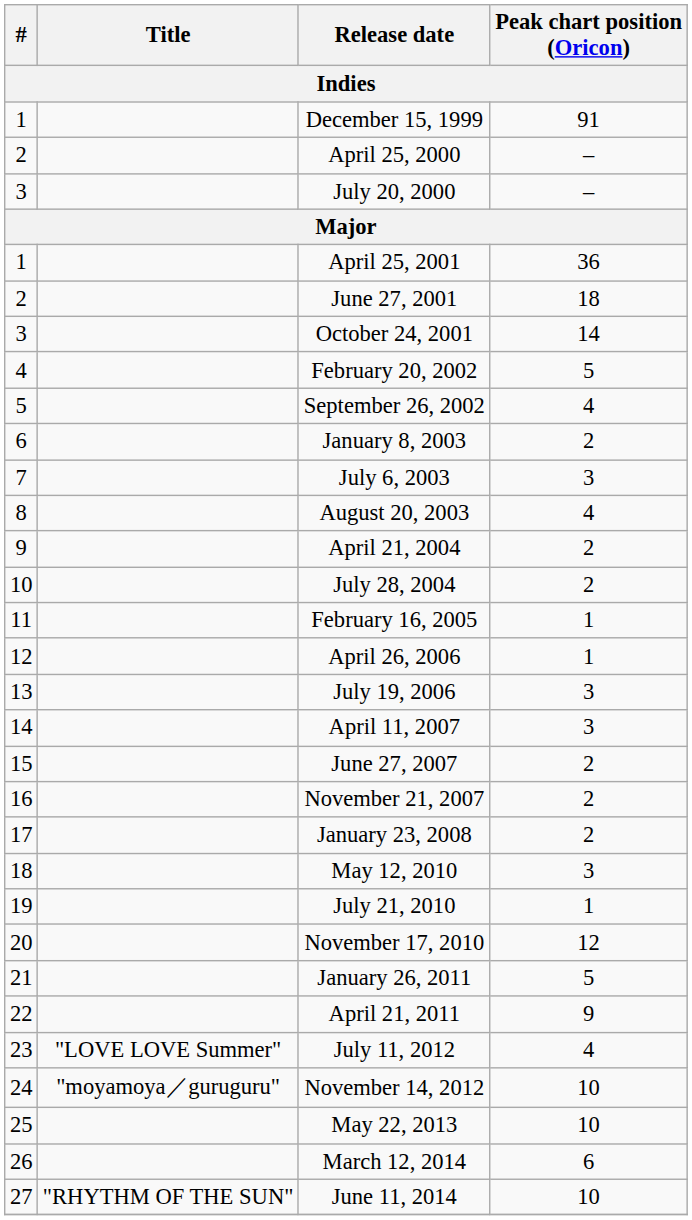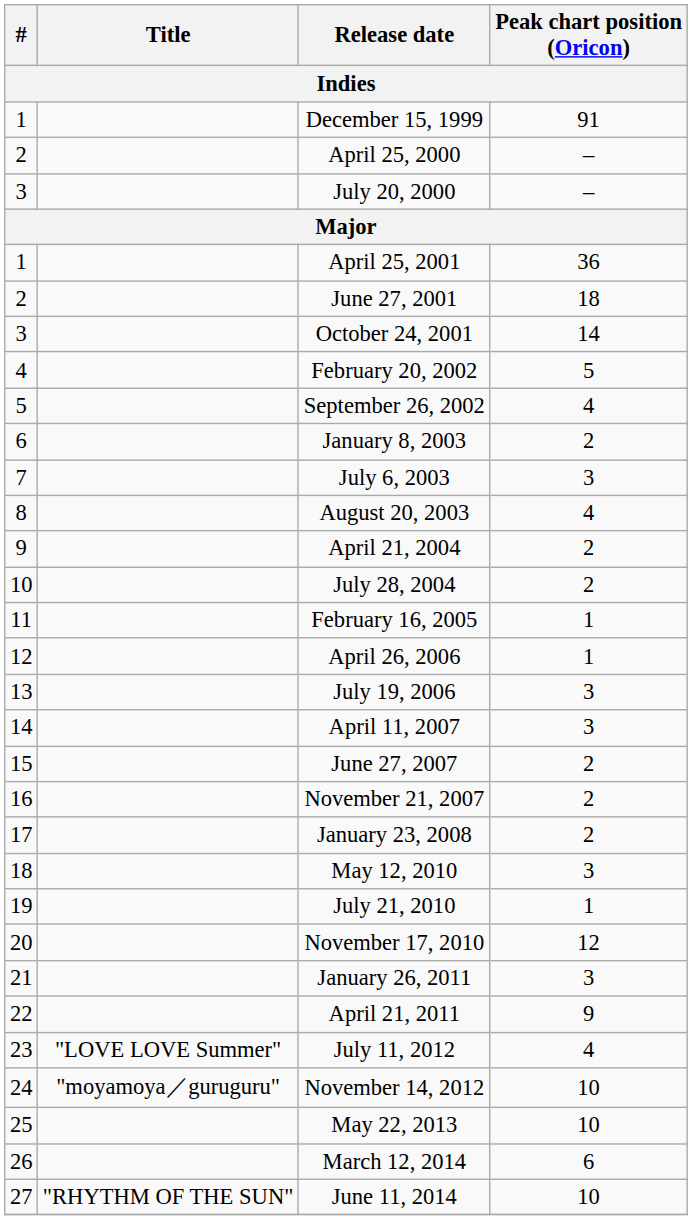(589, 978) 5 -> (589, 978) 3
